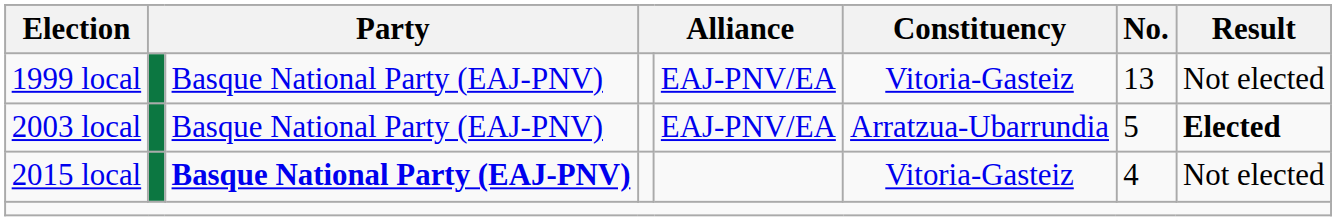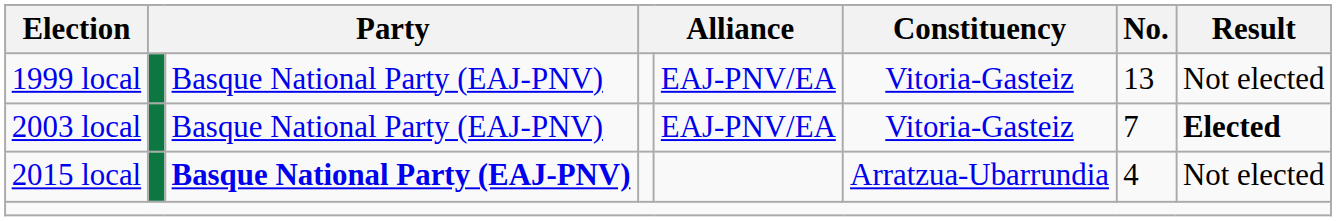(980, 126) Arratzua-Ubarrundia -> (980, 126) Vitoria-Gasteiz
(1131, 126) 5 -> (1131, 126) 7
(980, 175) Vitoria-Gasteiz -> (980, 175) Arratzua-Ubarrundia
